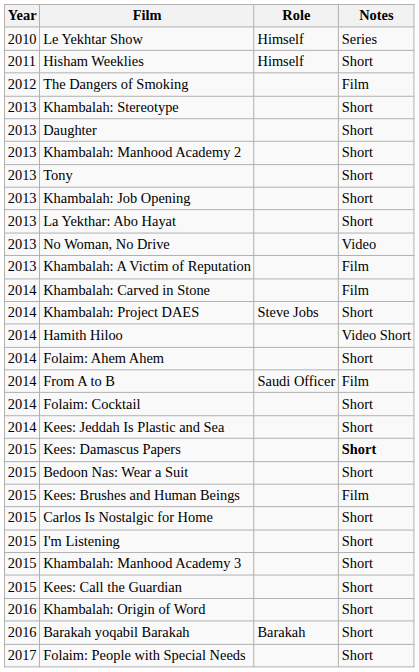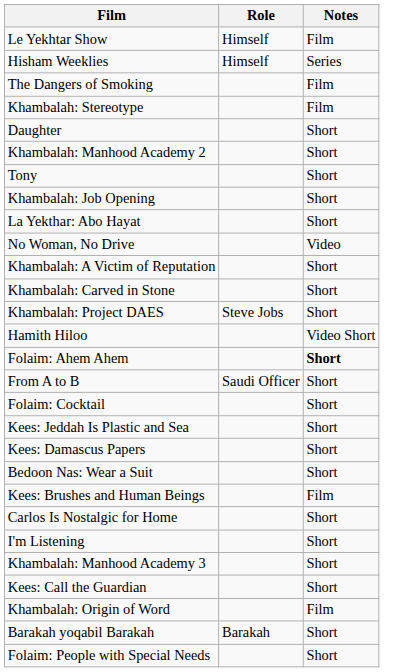- column: (22, 15)
(359, 38) Series -> (320, 38) Film
(357, 61) Short -> (324, 61) Series
(357, 107) Short -> (320, 107) Film
(355, 267) Film -> (322, 267) Short
(355, 289) Film -> (322, 289) Short
(357, 358) normal -> (324, 358) bold
(355, 381) Film -> (322, 381) Short
(359, 449) bold -> (322, 449) normal
(357, 609) Short -> (320, 609) Film
